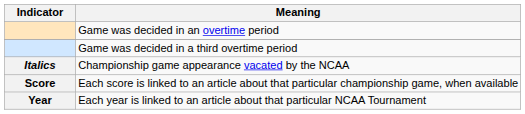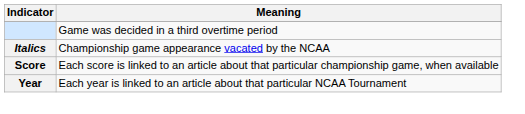- row: (179, 30)
